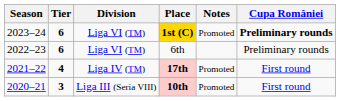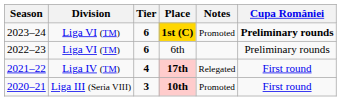columns swapped: (61, 14) <-> (116, 14)
(216, 69) Promoted -> (217, 69) Relegated
